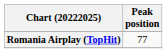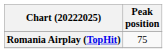(142, 39) 77 -> (142, 39) 75
